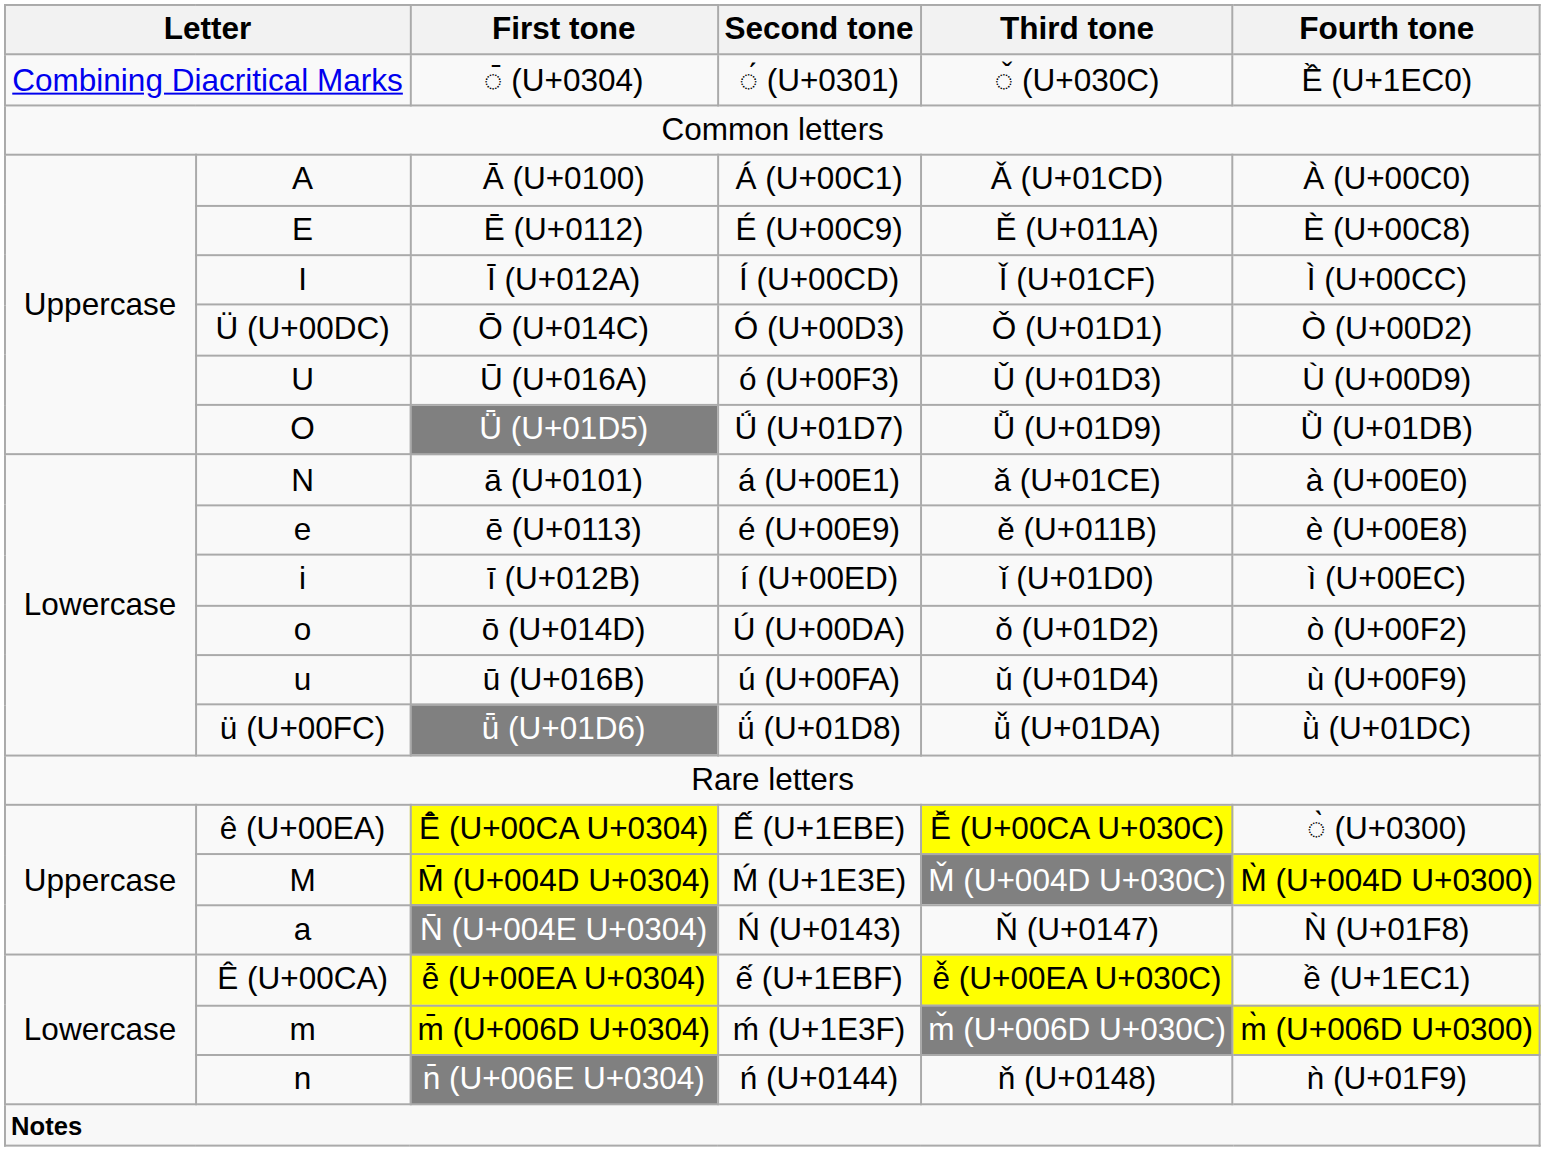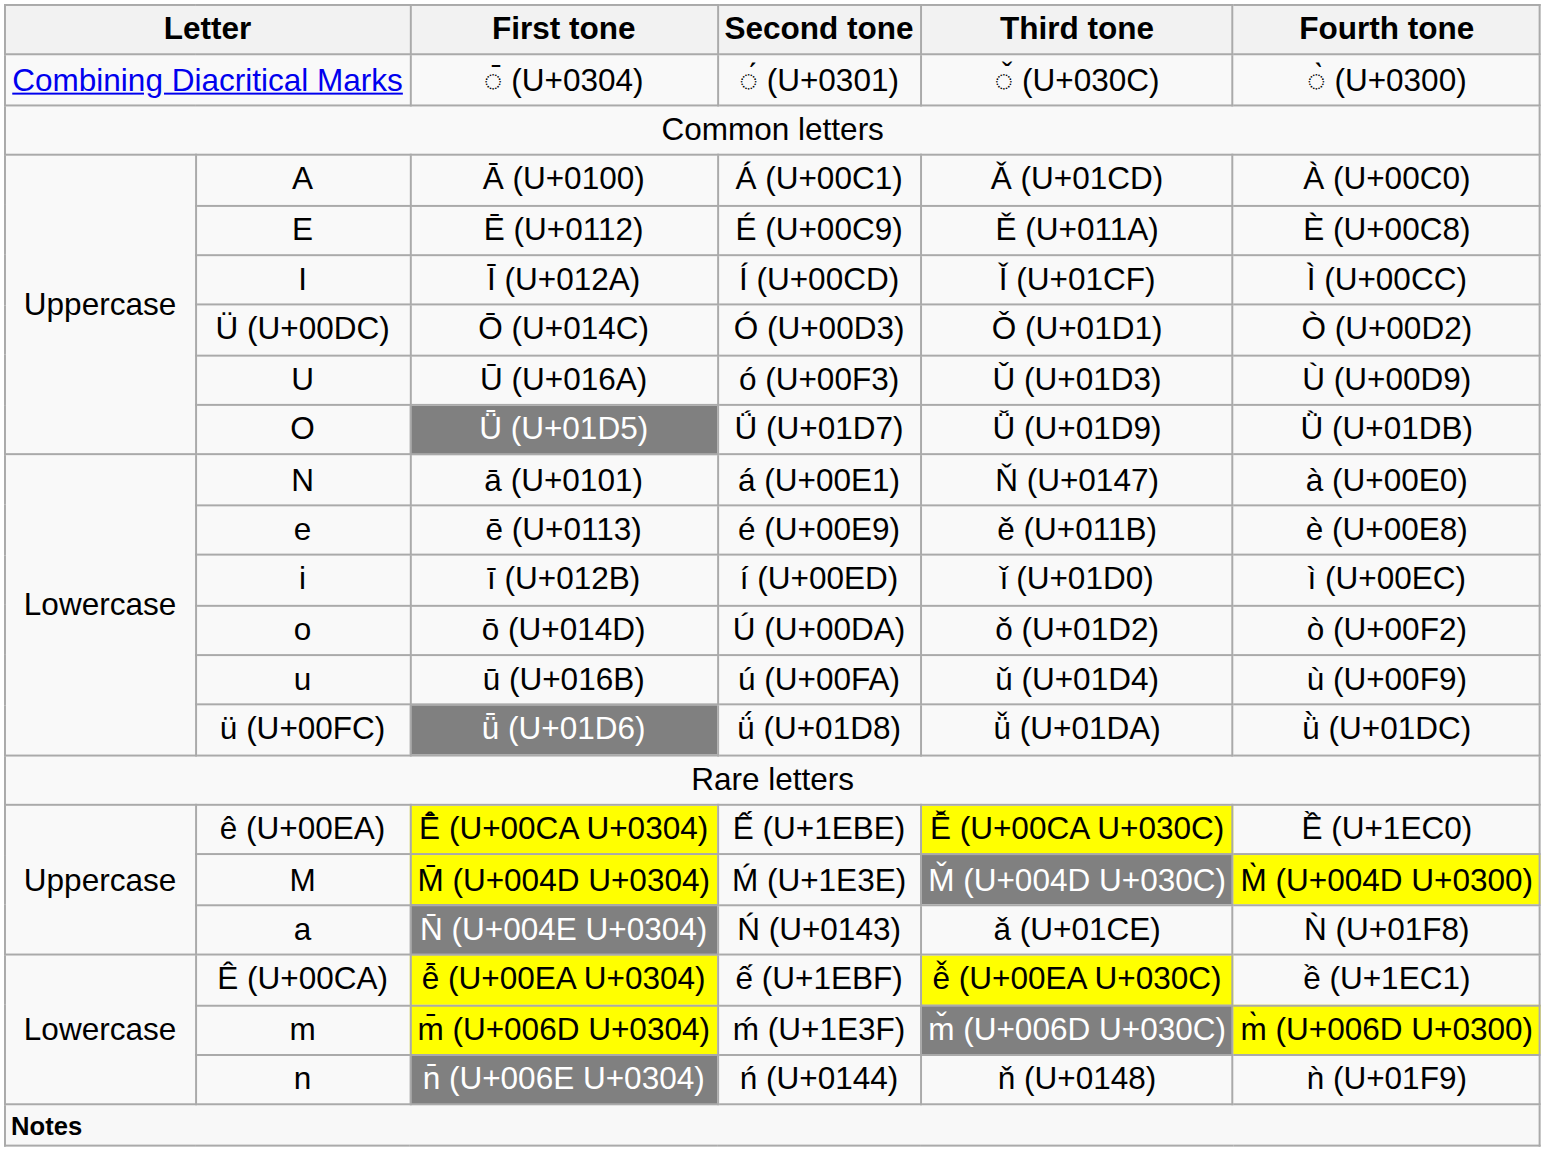(1387, 79) Ề (U+1EC0) -> (1387, 79) ◌̀ (U+0300)
(1077, 479) ǎ (U+01CE) -> (1077, 479) Ň (U+0147)
(1387, 829) ◌̀ (U+0300) -> (1387, 829) Ề (U+1EC0)
(1077, 929) Ň (U+0147) -> (1077, 929) ǎ (U+01CE)
